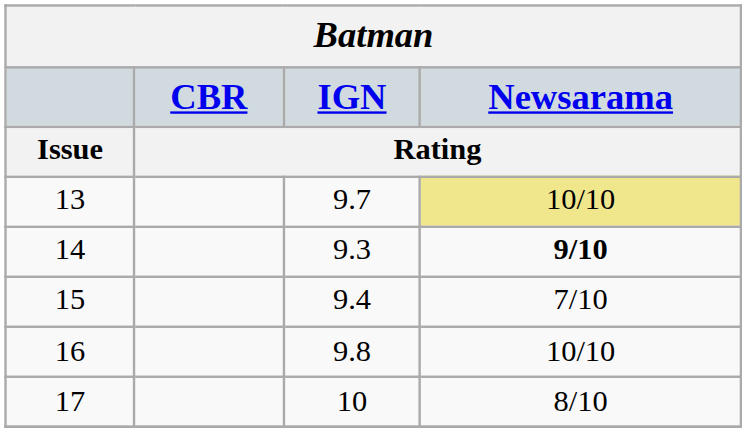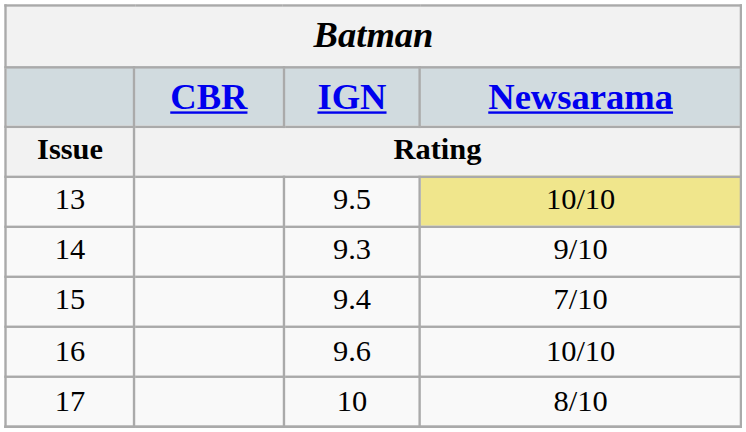(352, 200) 9.7 -> (352, 200) 9.5
(581, 250) bold -> (581, 250) normal
(352, 351) 9.8 -> (352, 351) 9.6
